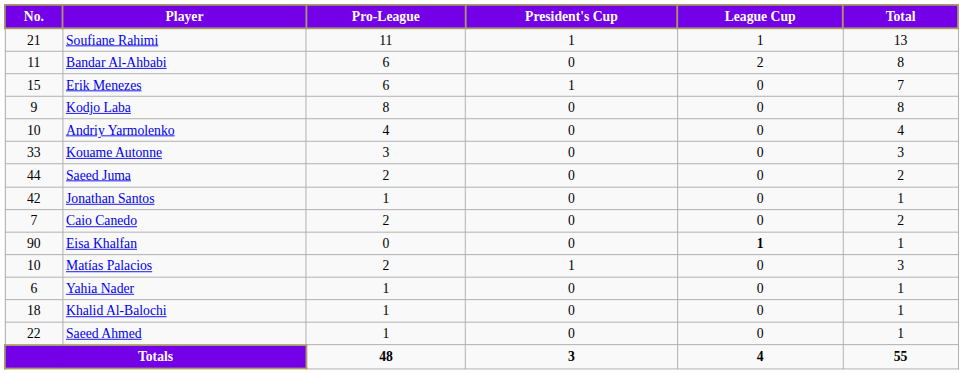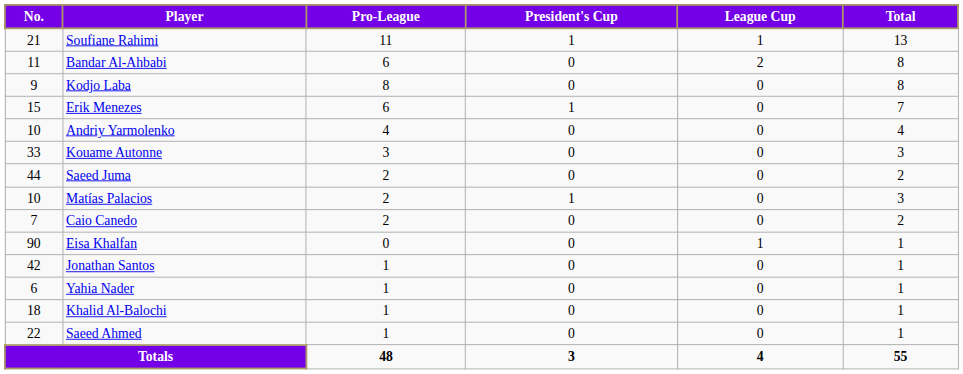rows swapped: (98, 107) <-> (104, 85)
rows swapped: (109, 265) <-> (110, 198)
(760, 243) bold -> (760, 243) normal
